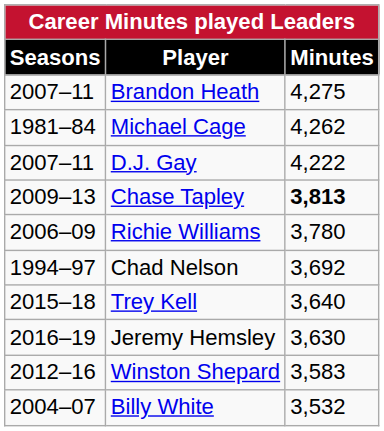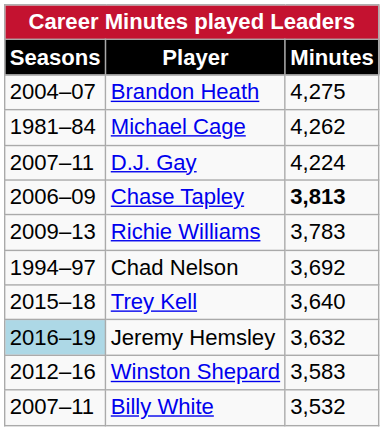(52, 92) 2007–11 -> (53, 92) 2004–07
(318, 162) 4,222 -> (318, 162) 4,224
(53, 197) 2009–13 -> (53, 197) 2006–09
(53, 232) 2006–09 -> (53, 232) 2009–13
(318, 232) 3,780 -> (318, 232) 3,783
(53, 337) no background -> (53, 337) lightblue background
(318, 337) 3,630 -> (318, 337) 3,632
(53, 407) 2004–07 -> (52, 407) 2007–11
